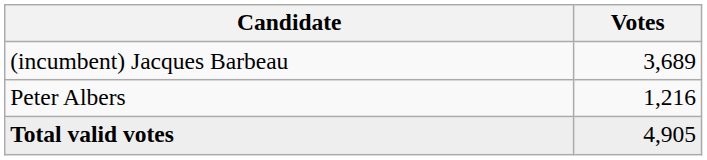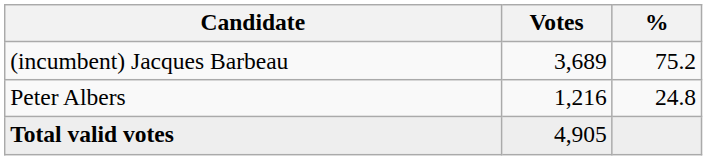+ column: (657, 23)
